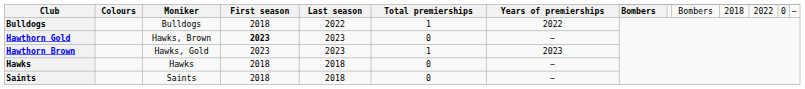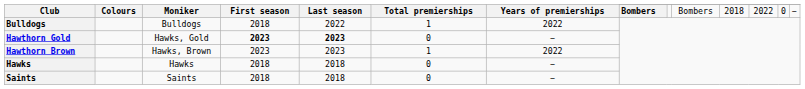(182, 38) Hawks, Brown -> (182, 38) Hawks, Gold
(335, 38) normal -> (335, 38) bold
(182, 51) Hawks, Gold -> (182, 51) Hawks, Brown
(553, 51) 2023 -> (553, 51) 2022
